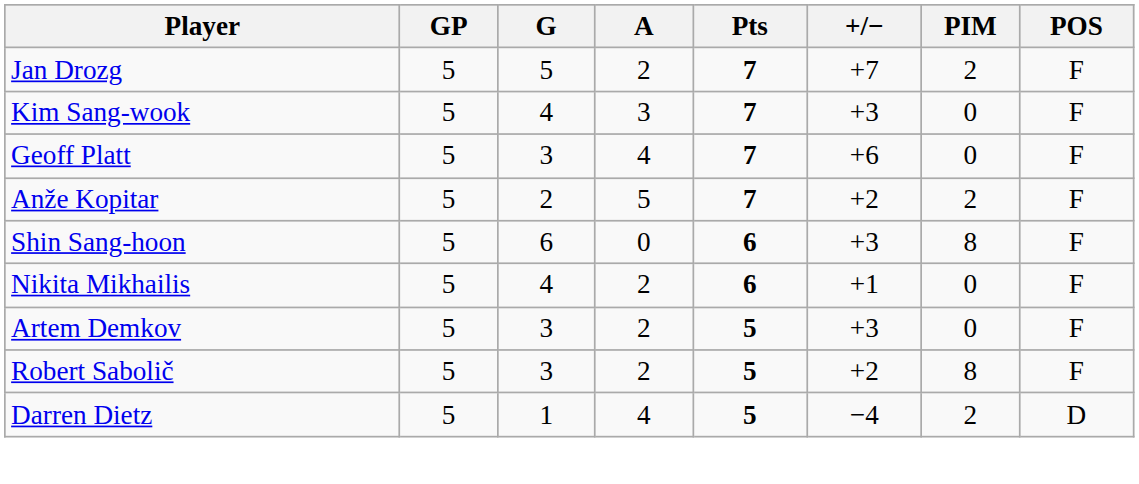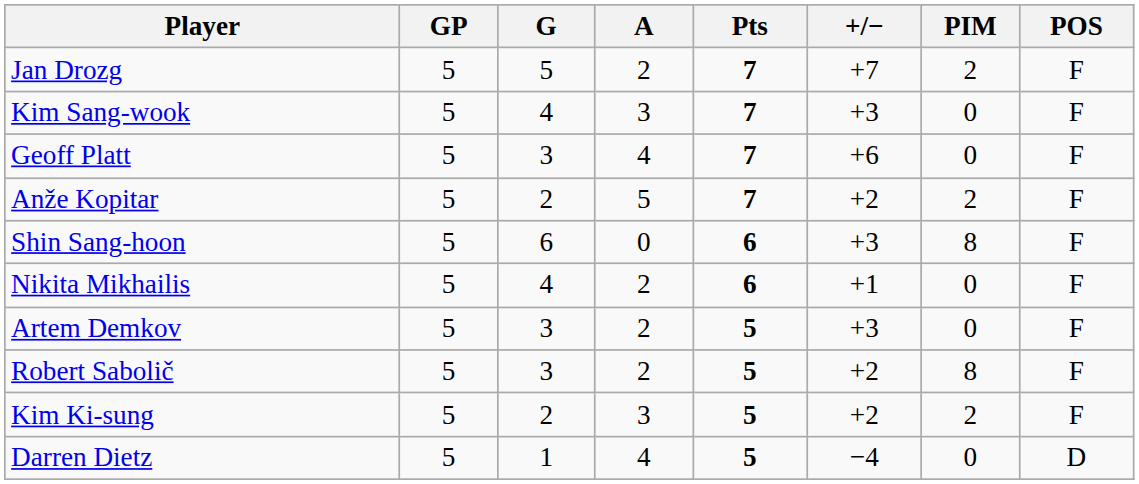+ row: (83, 414)
(970, 414) 2 -> (970, 457) 0
